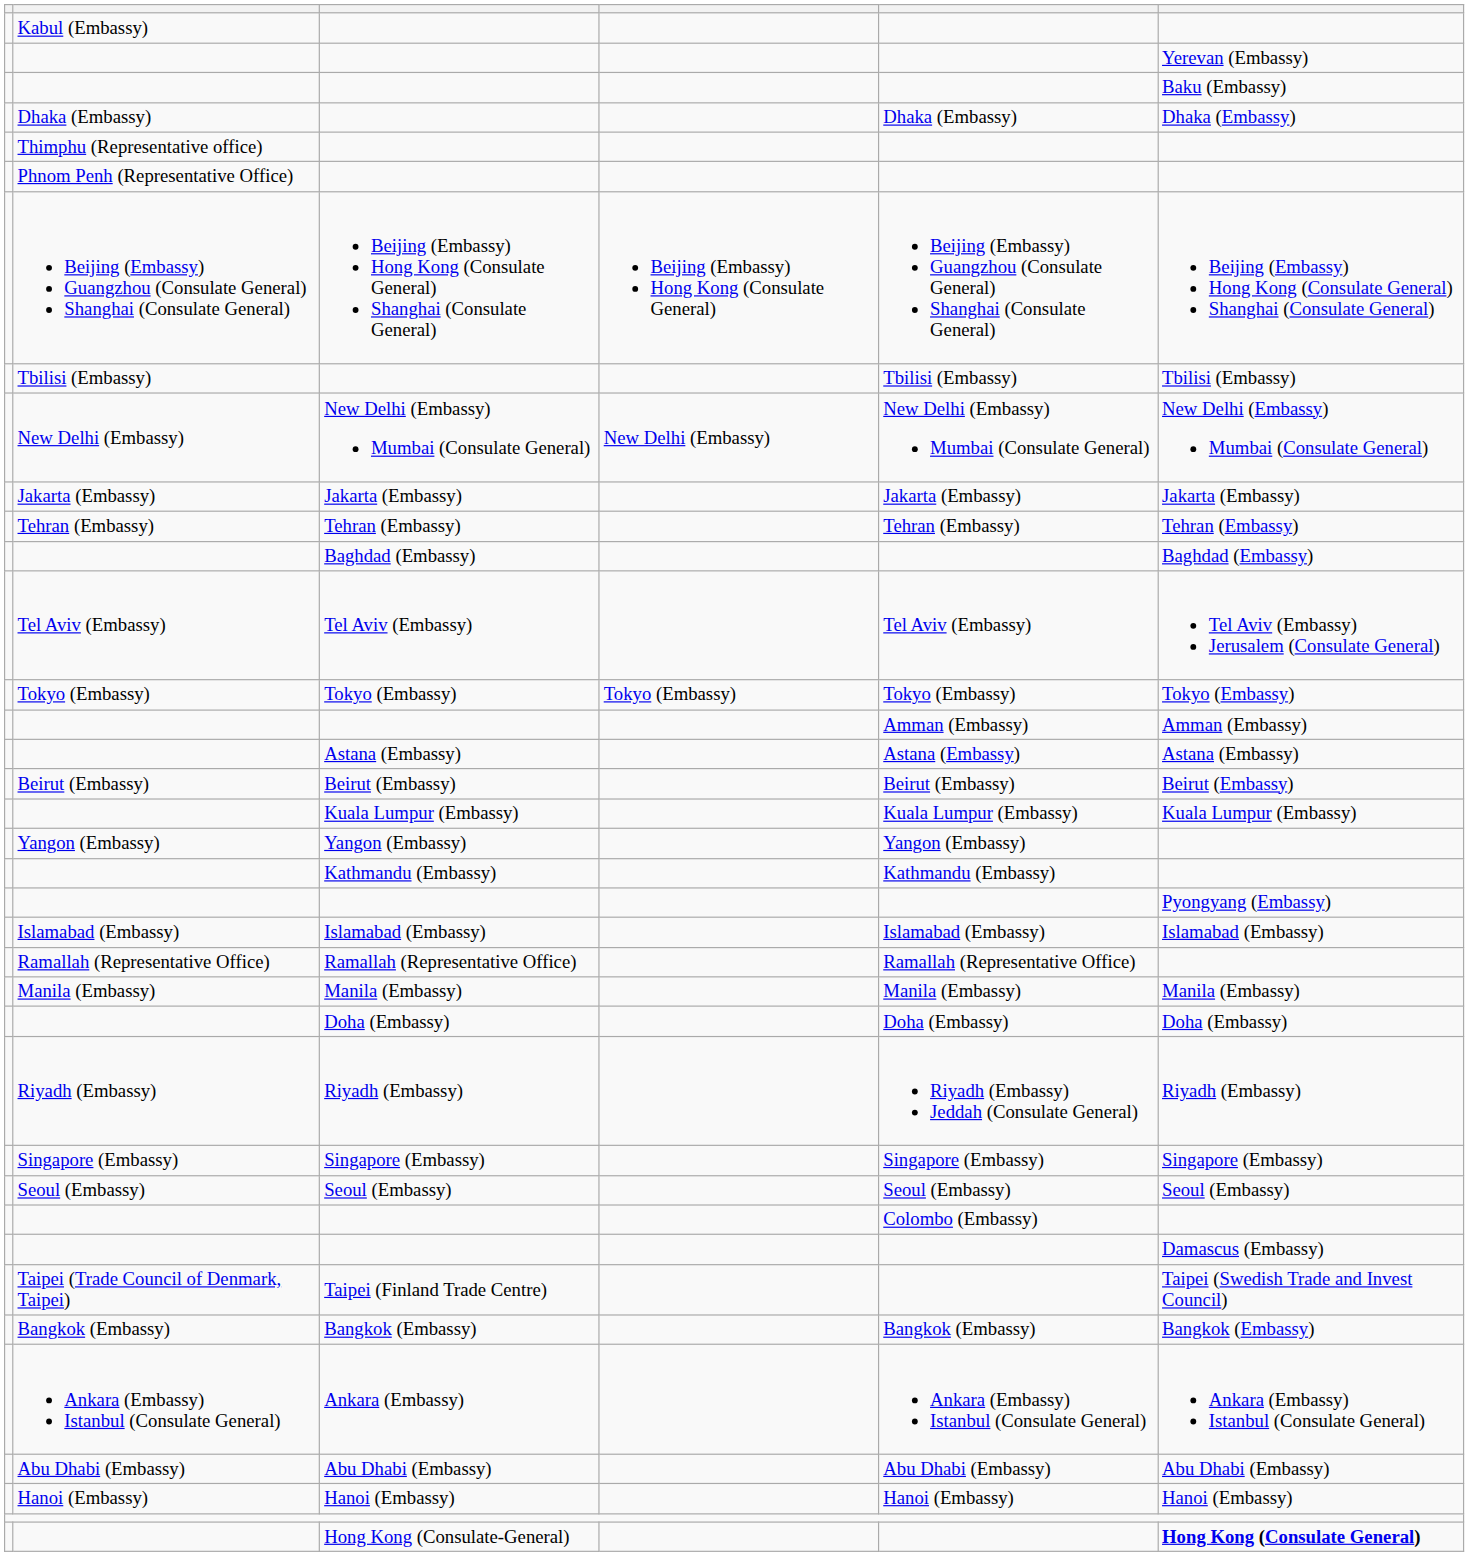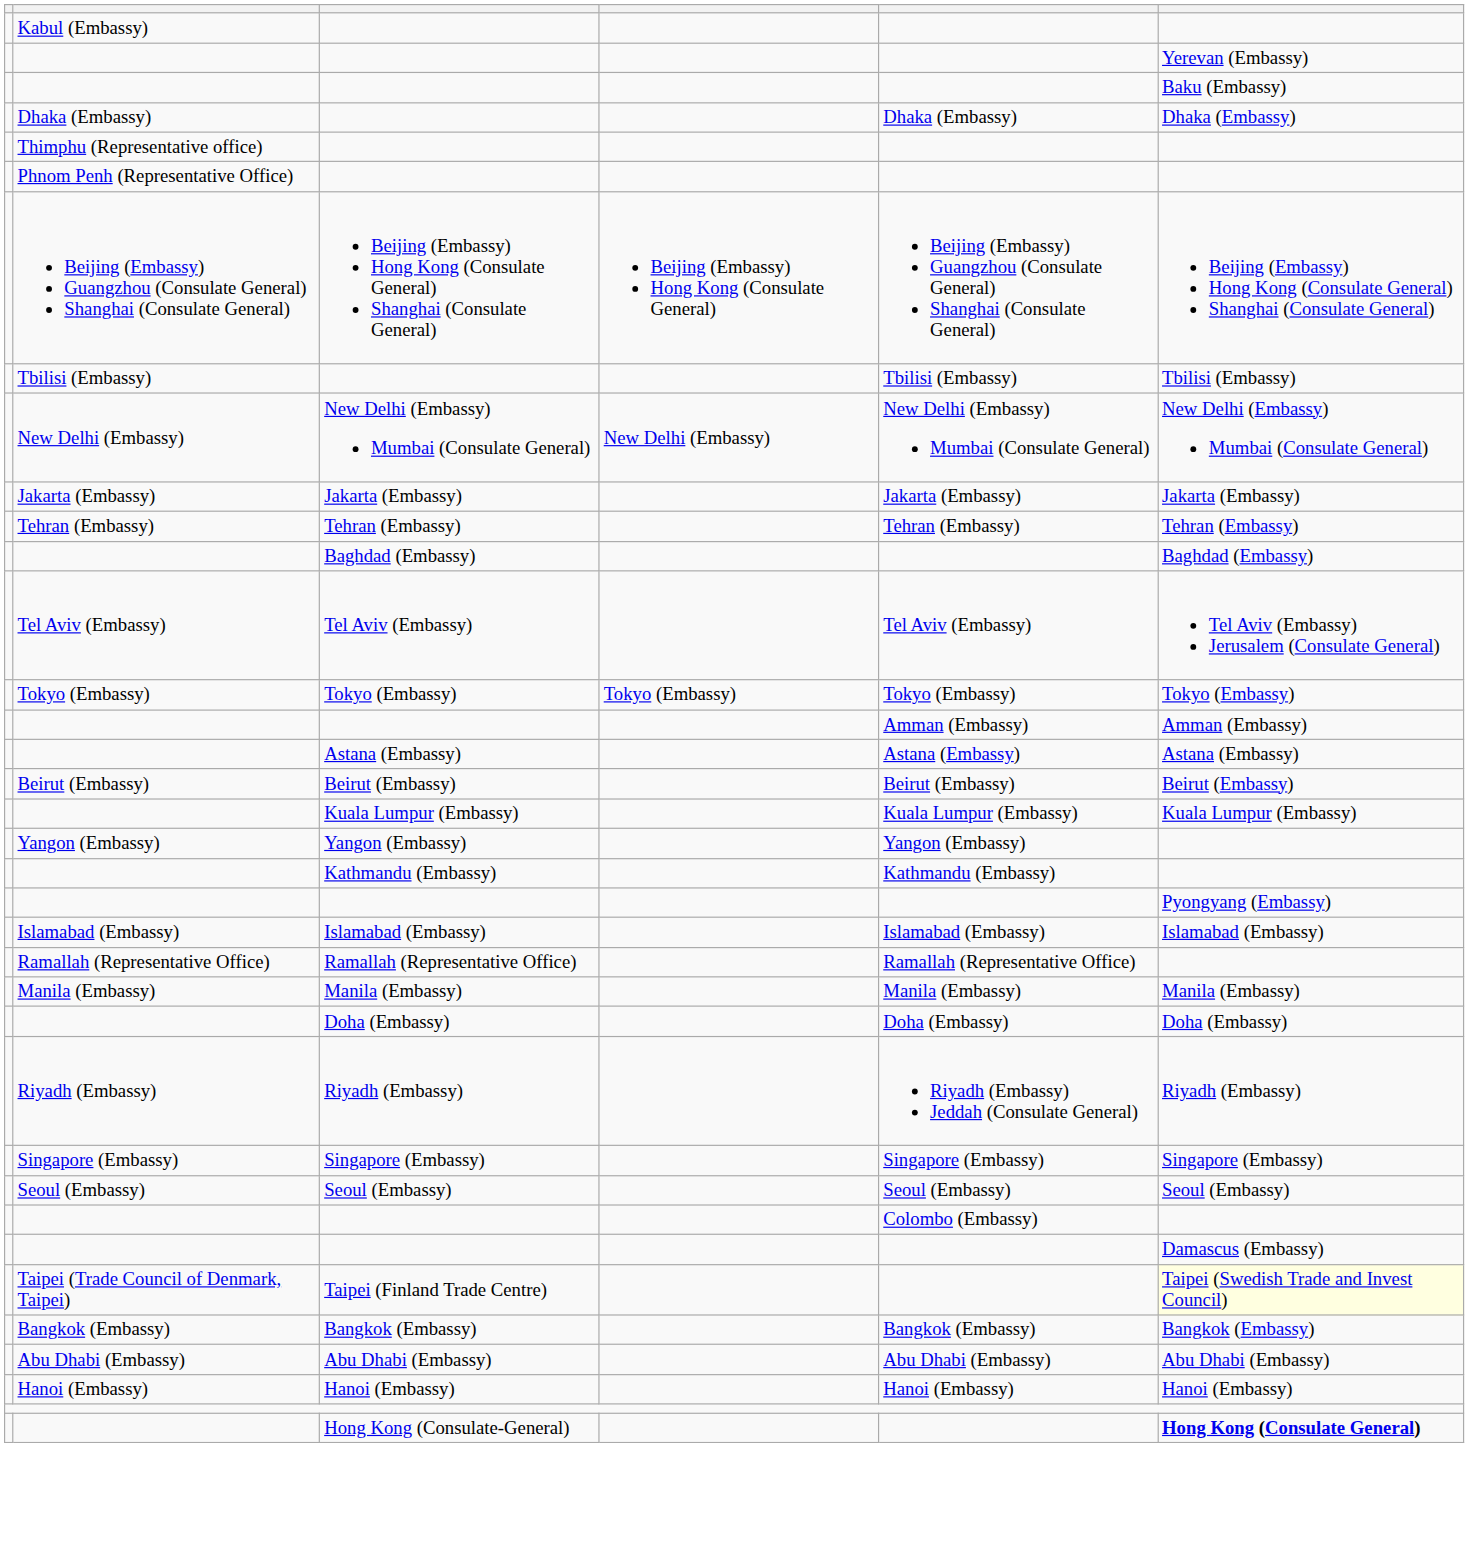(1287, 1289) no background -> (1287, 1289) lightyellow background
- row: (167, 1410)
